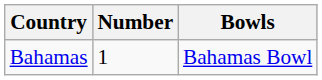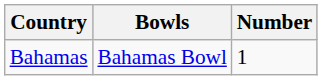columns swapped: (135, 22) <-> (248, 22)
